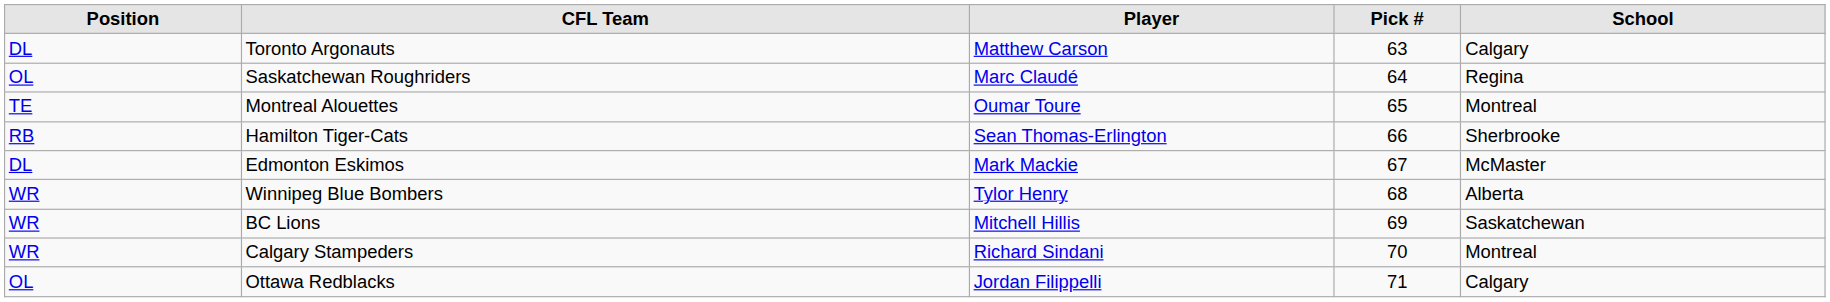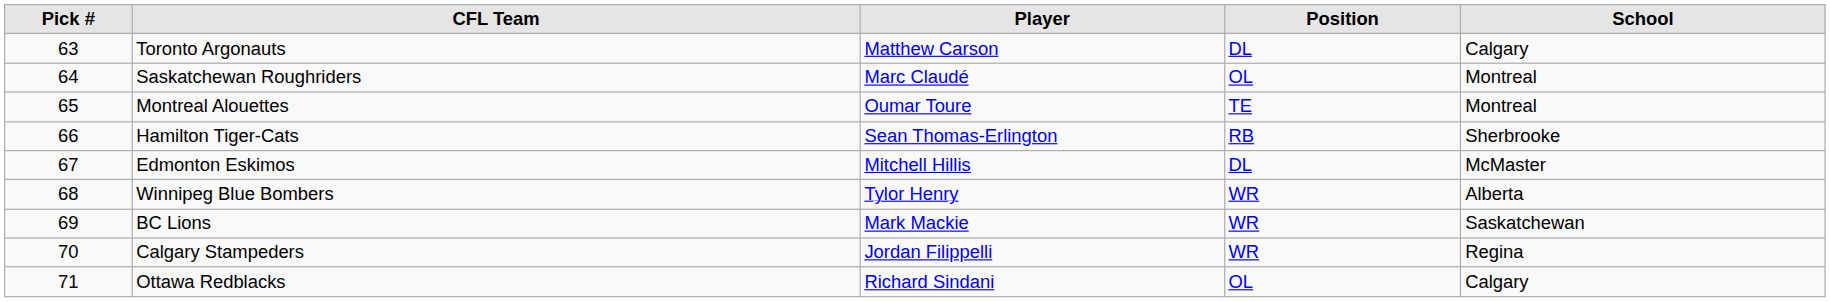columns swapped: (1397, 19) <-> (123, 19)
(1494, 77) Regina -> (1501, 77) Montreal
(1026, 164) Mark Mackie -> (918, 164) Mitchell Hillis
(1027, 223) Mitchell Hillis -> (917, 223) Mark Mackie
(1039, 252) Richard Sindani -> (928, 252) Jordan Filippelli
(1501, 252) Montreal -> (1494, 252) Regina
(1038, 281) Jordan Filippelli -> (929, 281) Richard Sindani
